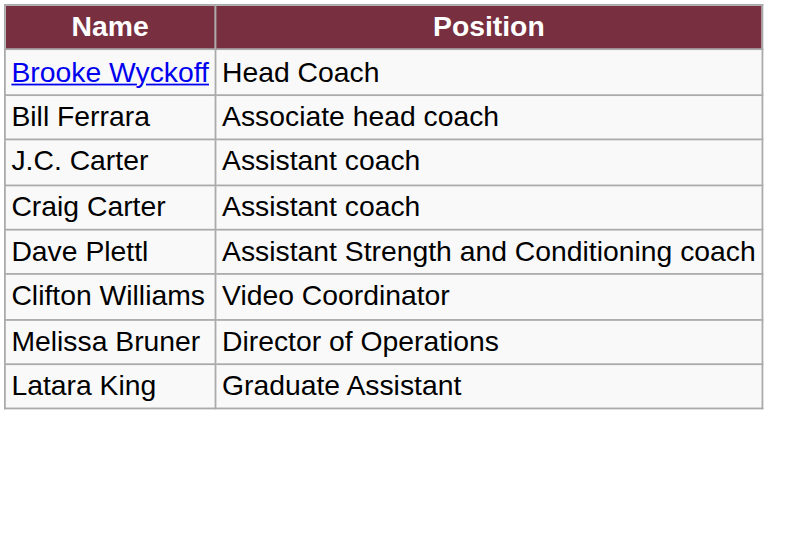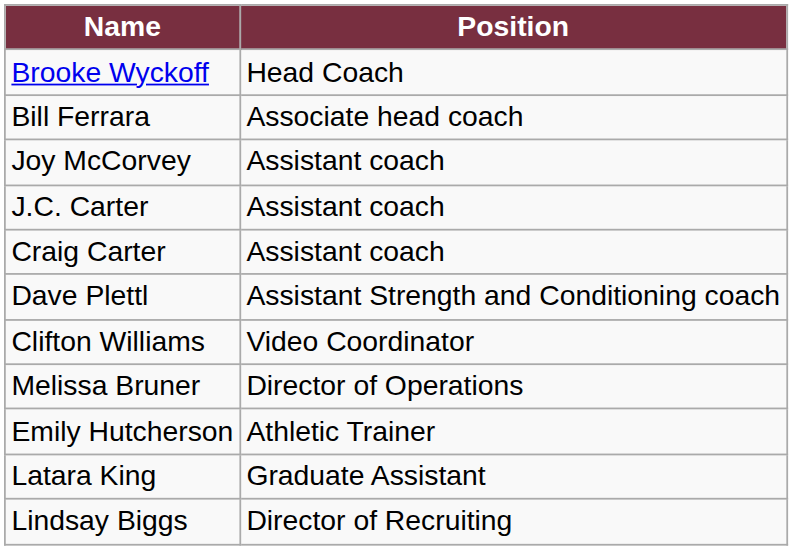+ row: (101, 161)
+ row: (122, 431)
+ row: (100, 521)
